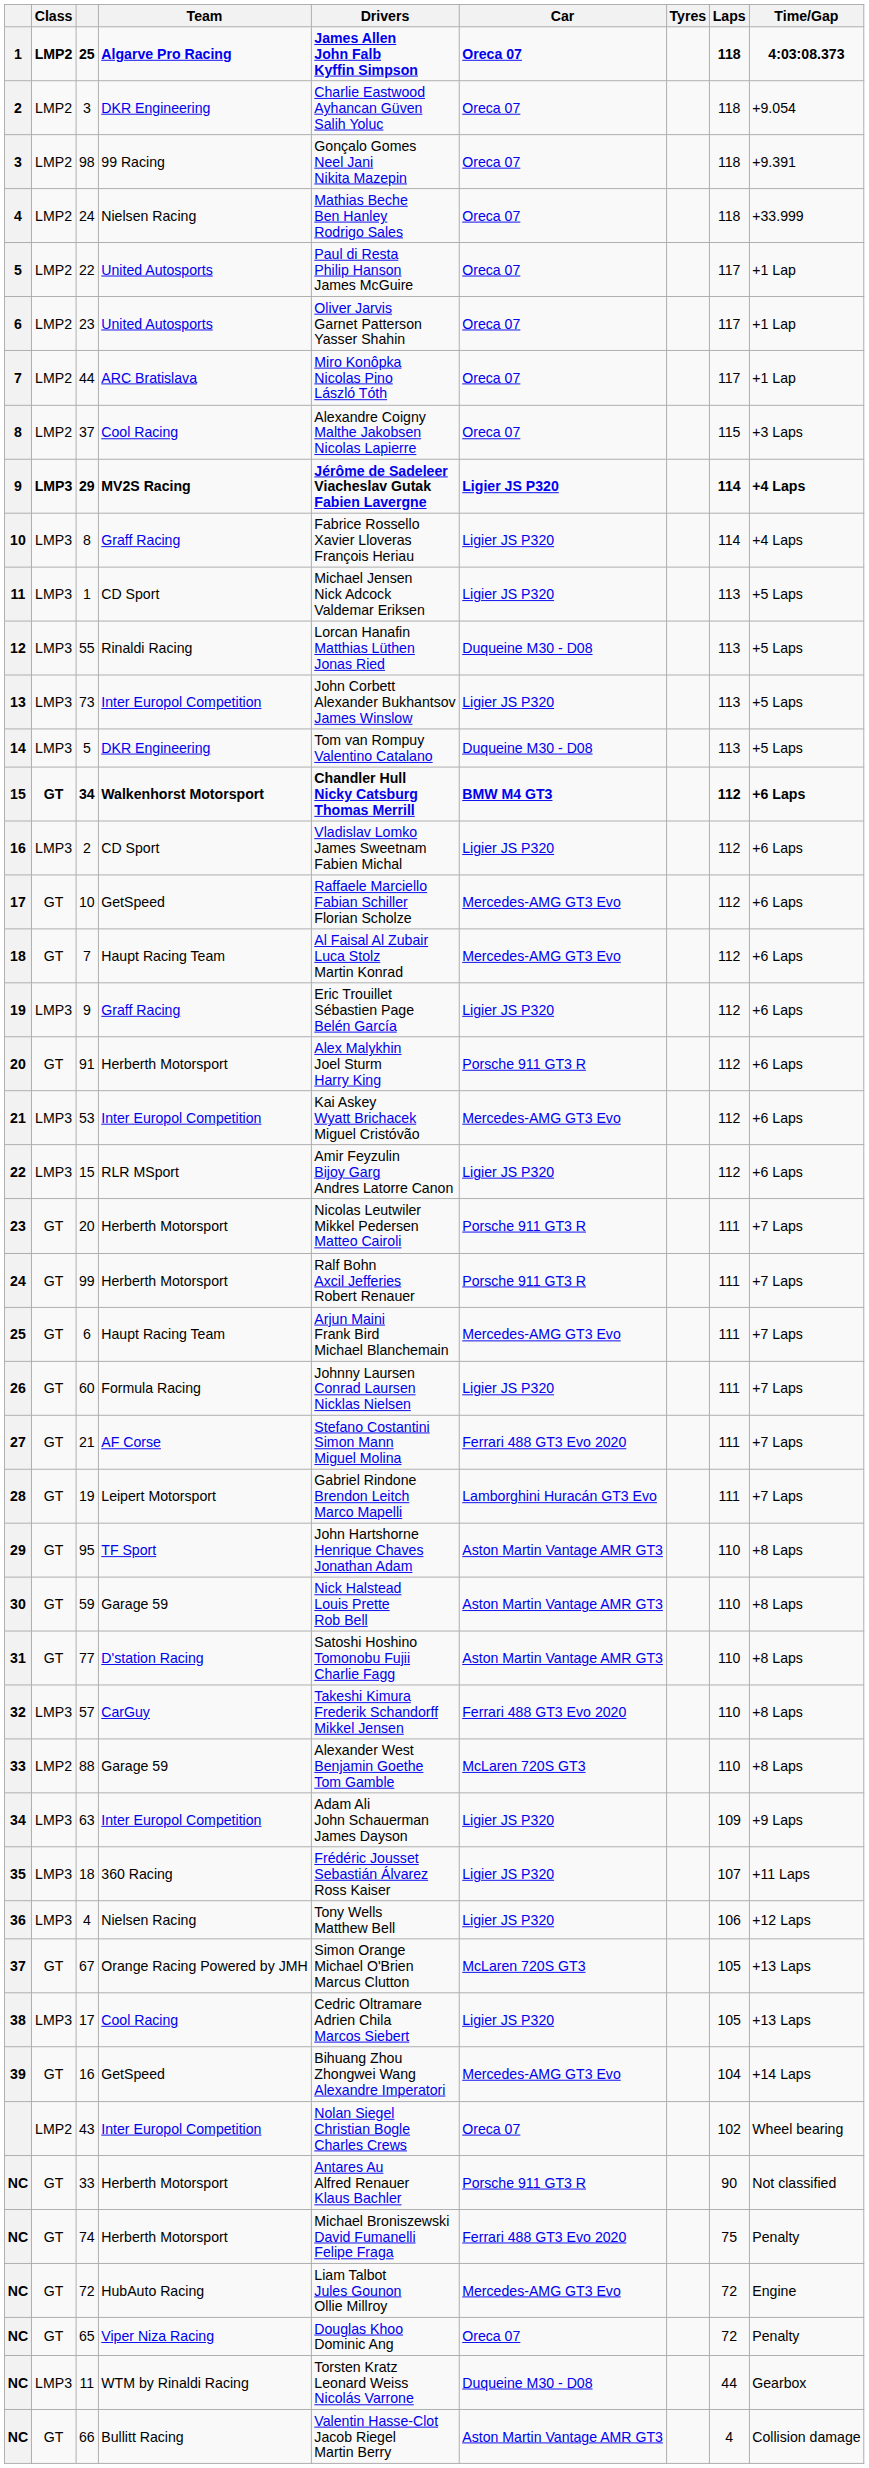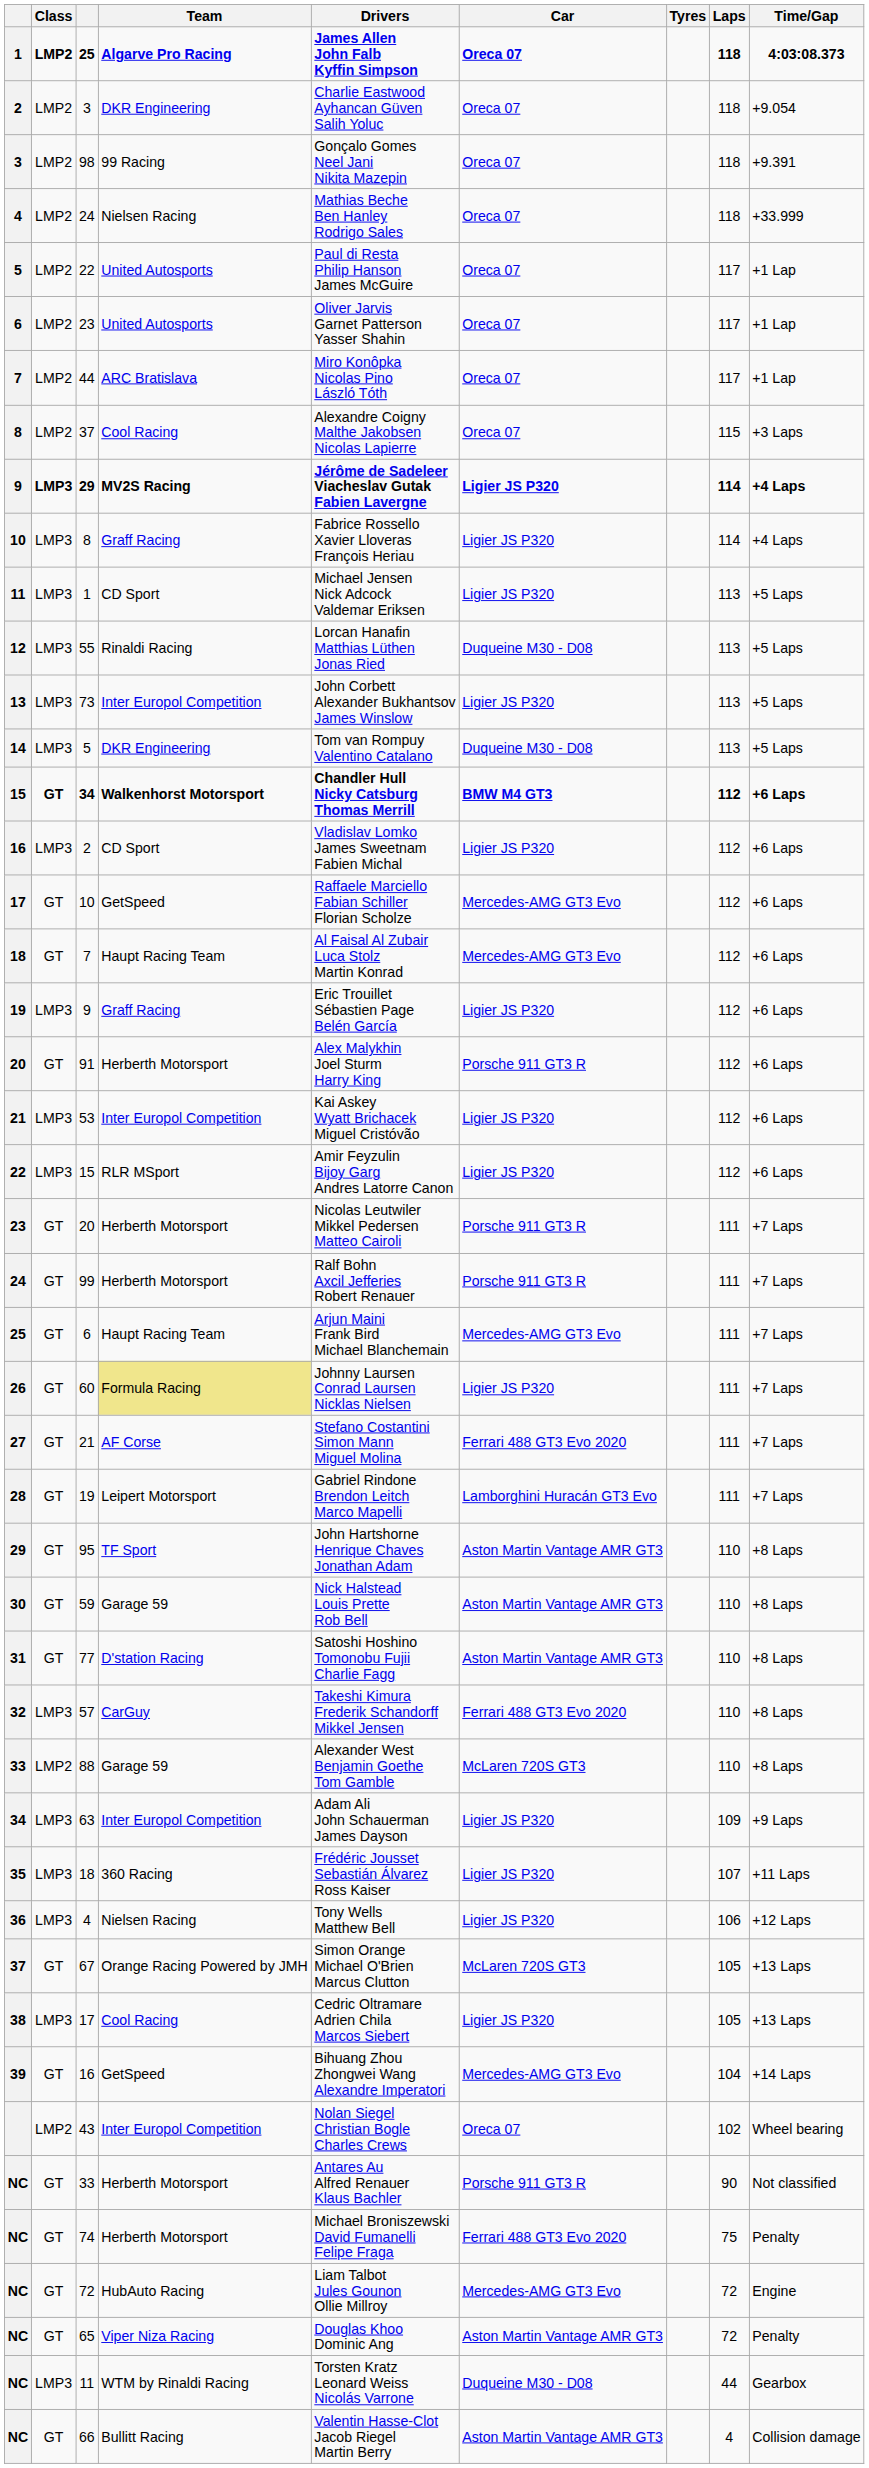(542, 1118) Mercedes-AMG GT3 Evo -> (508, 1118) Ligier JS P320
(151, 1388) no background -> (151, 1388) khaki background
(491, 2336) Oreca 07 -> (563, 2336) Aston Martin Vantage AMR GT3
